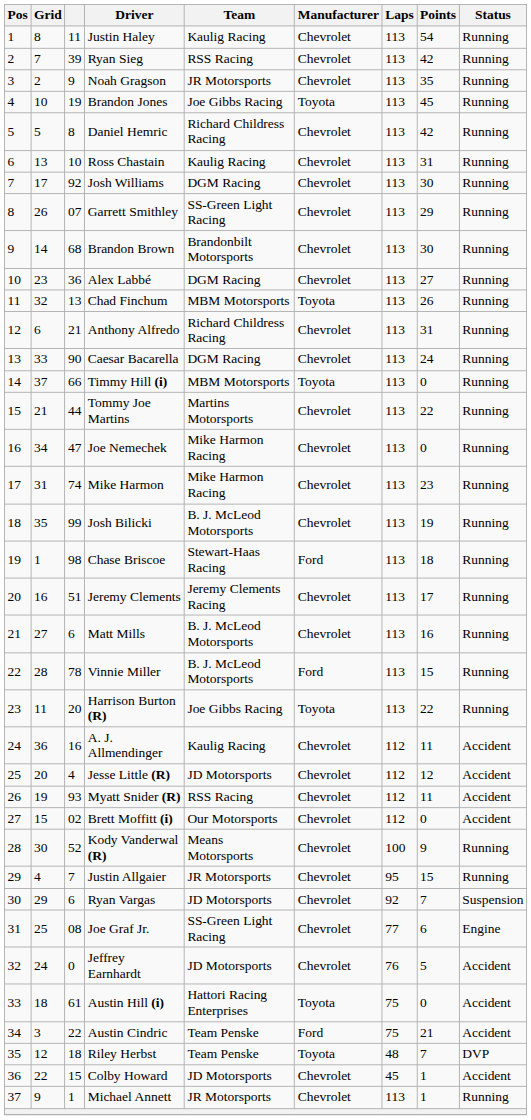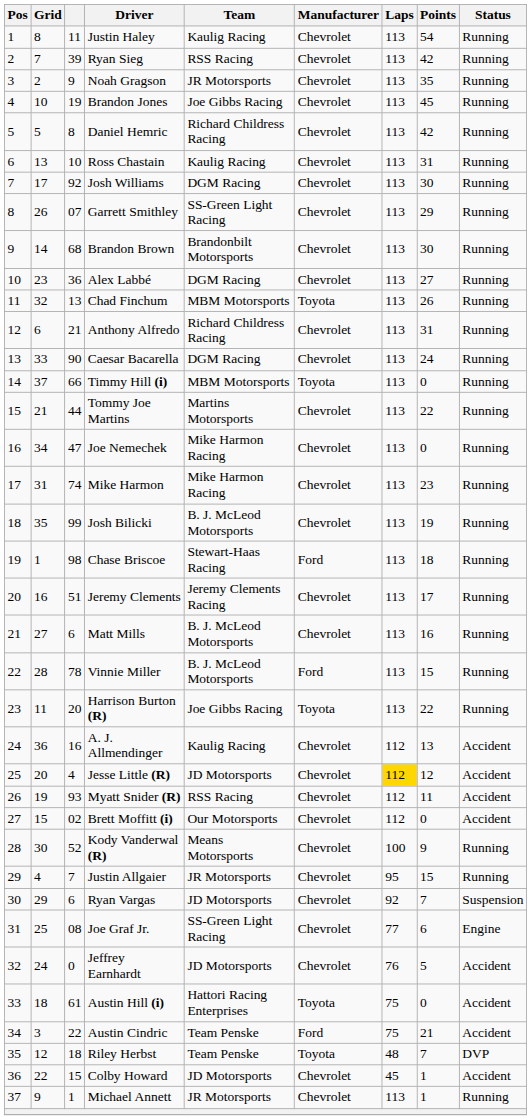(316, 101) Toyota -> (324, 101) Chevrolet
(427, 745) 11 -> (427, 745) 13
(395, 774) no background -> (395, 774) gold background
